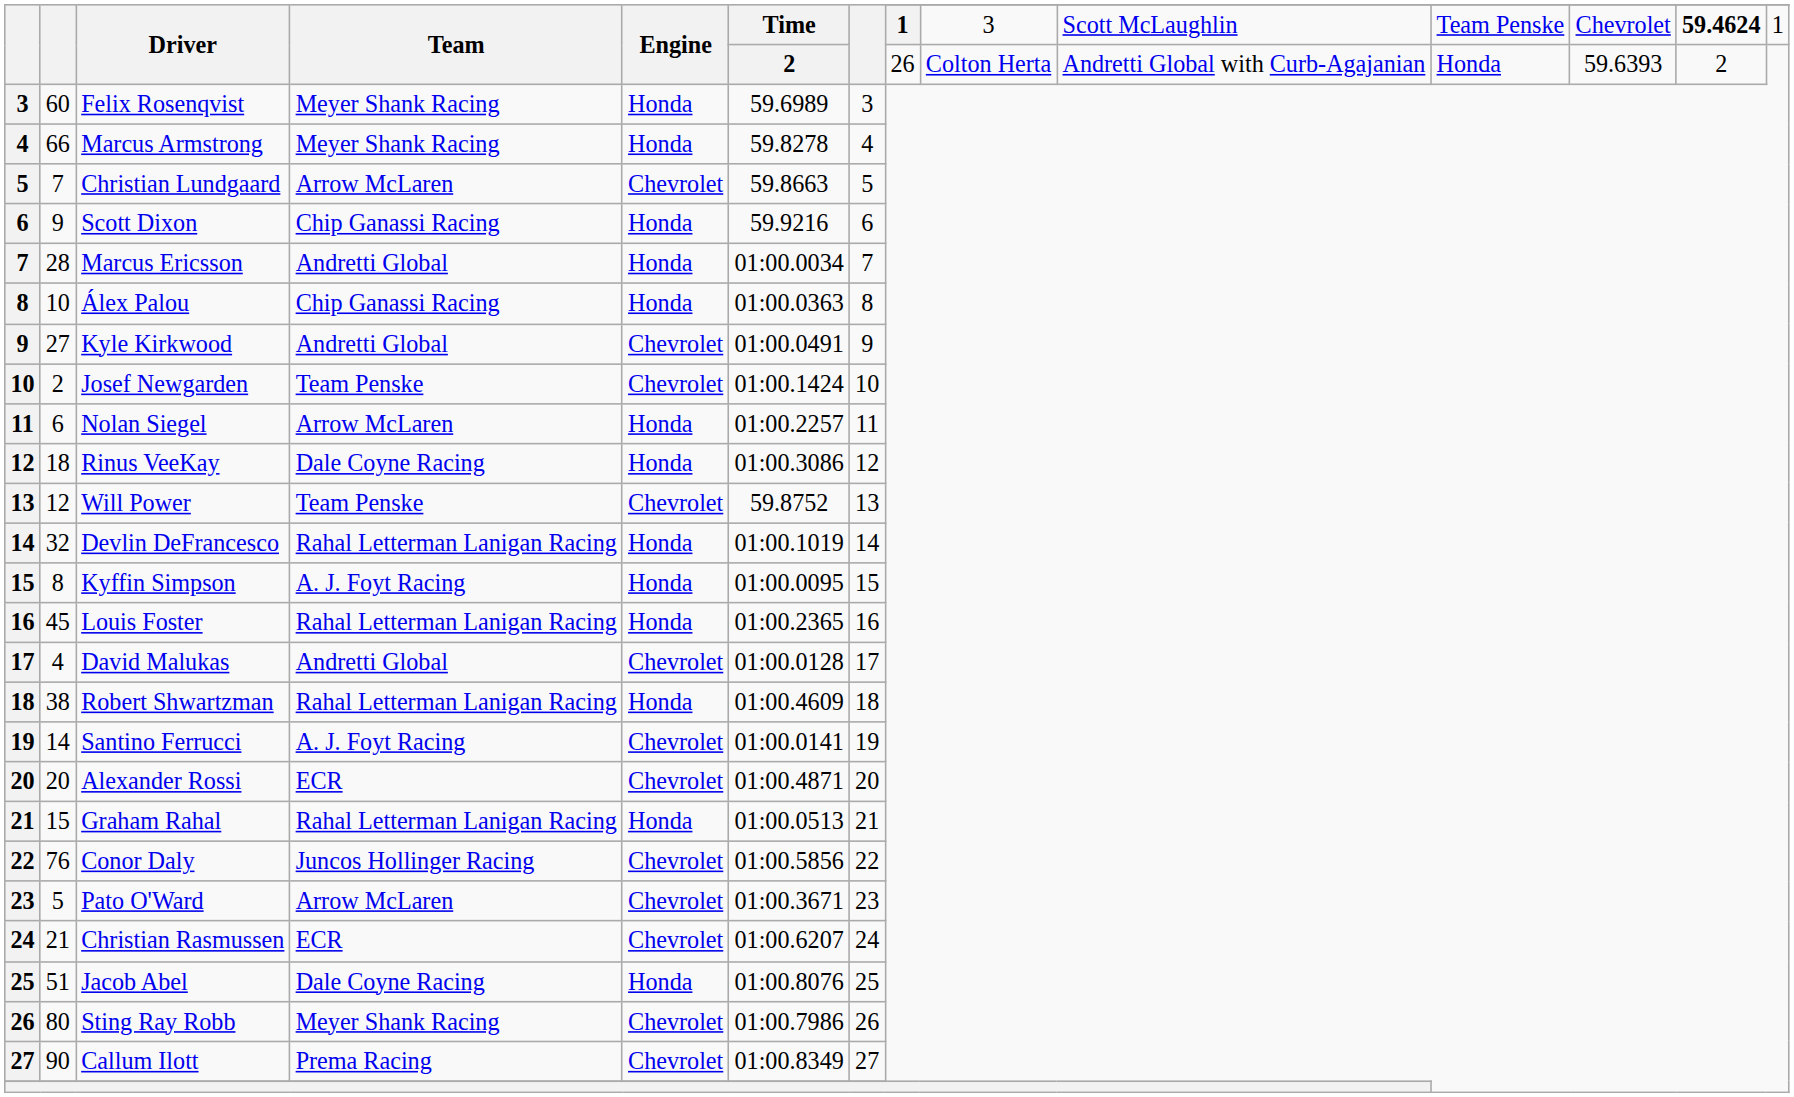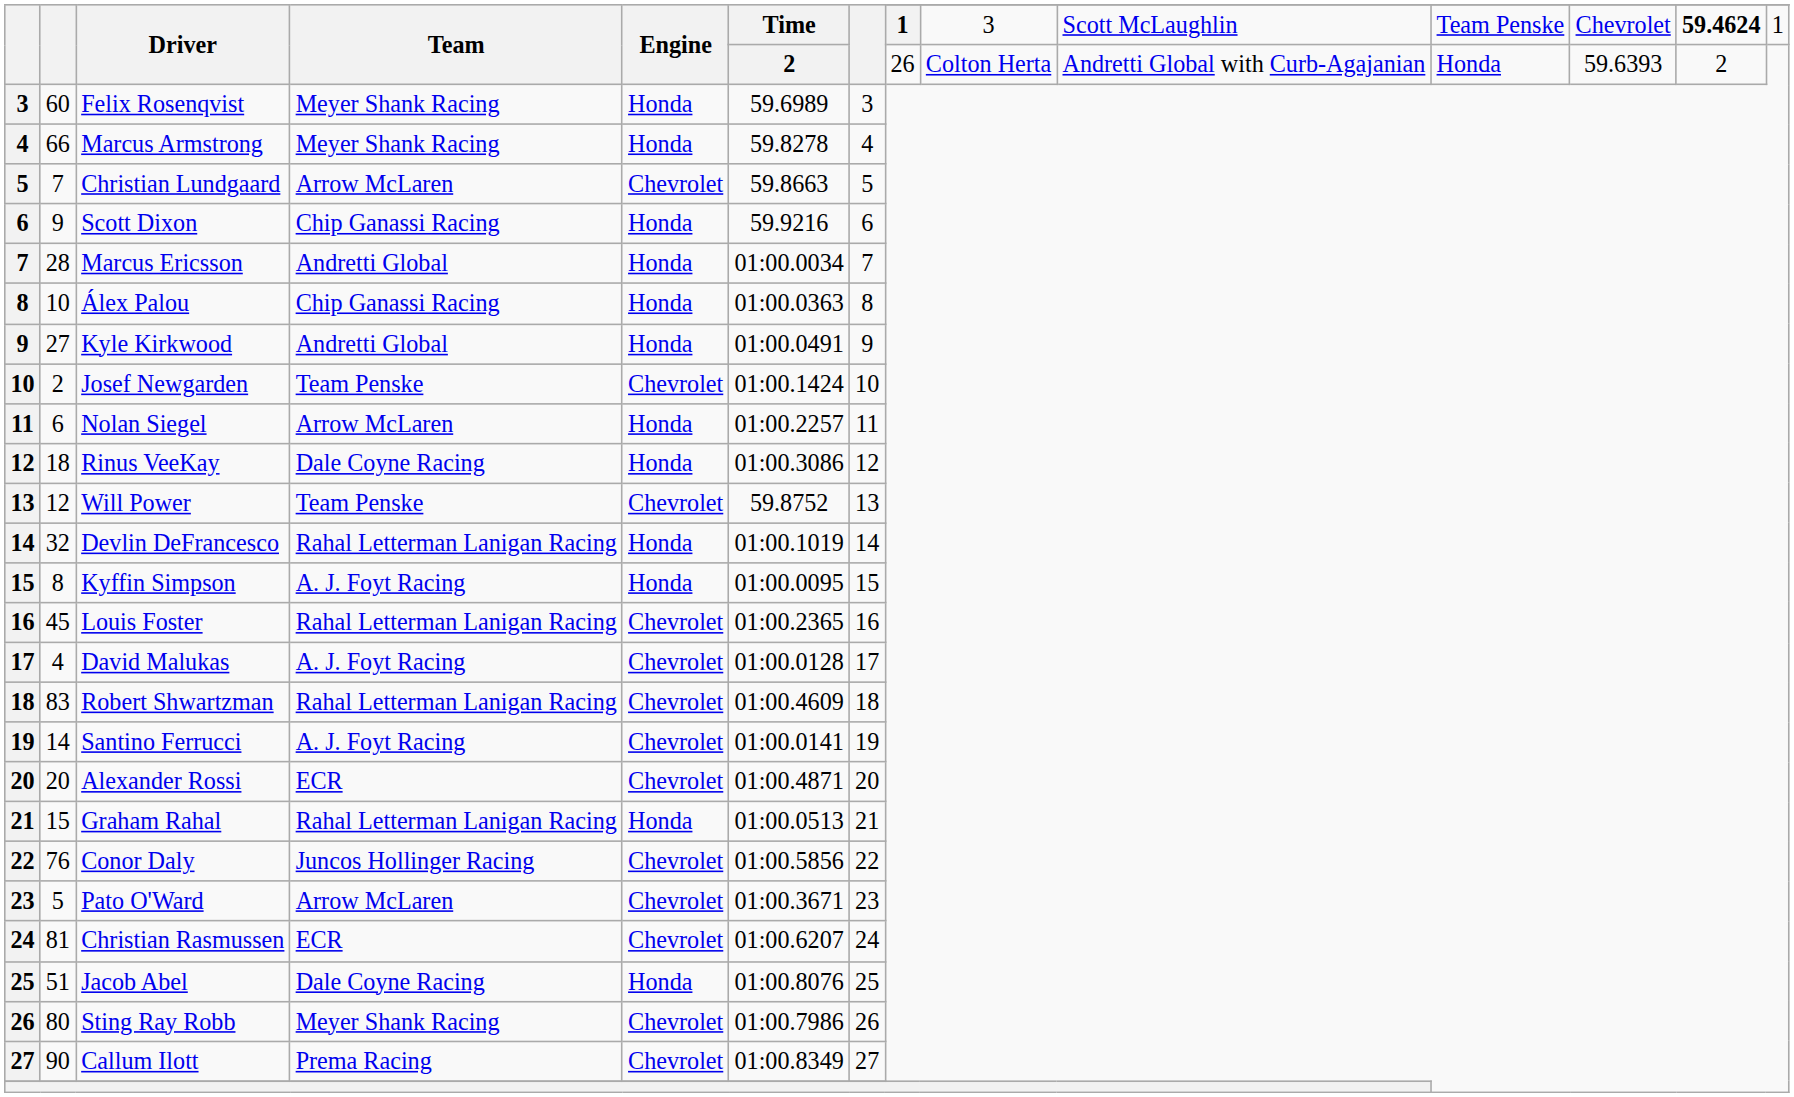(676, 343) Chevrolet -> (660, 343) Honda
(660, 622) Honda -> (676, 622) Chevrolet
(372, 662) Andretti Global -> (381, 662) A. J. Foyt Racing
(58, 702) 38 -> (58, 702) 83
(660, 702) Honda -> (676, 702) Chevrolet
(58, 941) 21 -> (58, 941) 81
